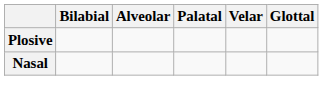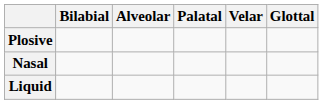+ row: (30, 87)
